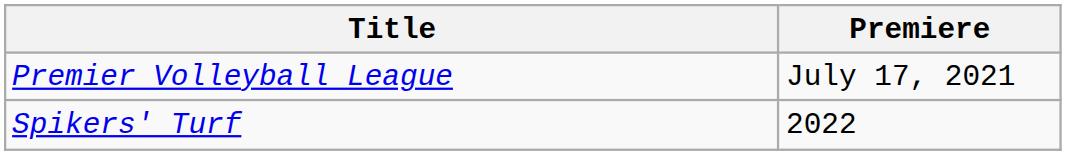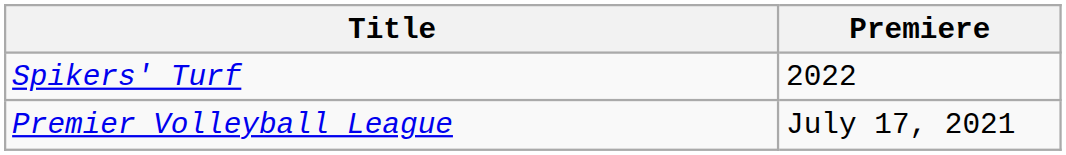rows swapped: (233, 77) <-> (127, 125)
